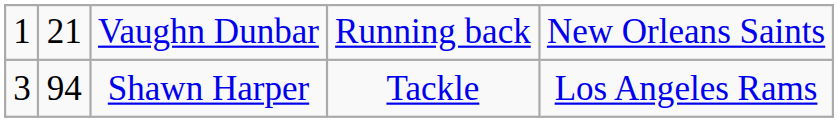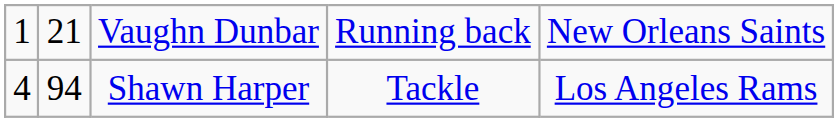(22, 87) 3 -> (22, 87) 4
